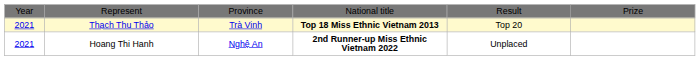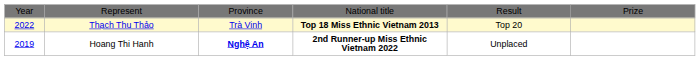(24, 25) 2021 -> (24, 25) 2022
(24, 43) 2021 -> (24, 43) 2019
(246, 43) normal -> (246, 43) bold
